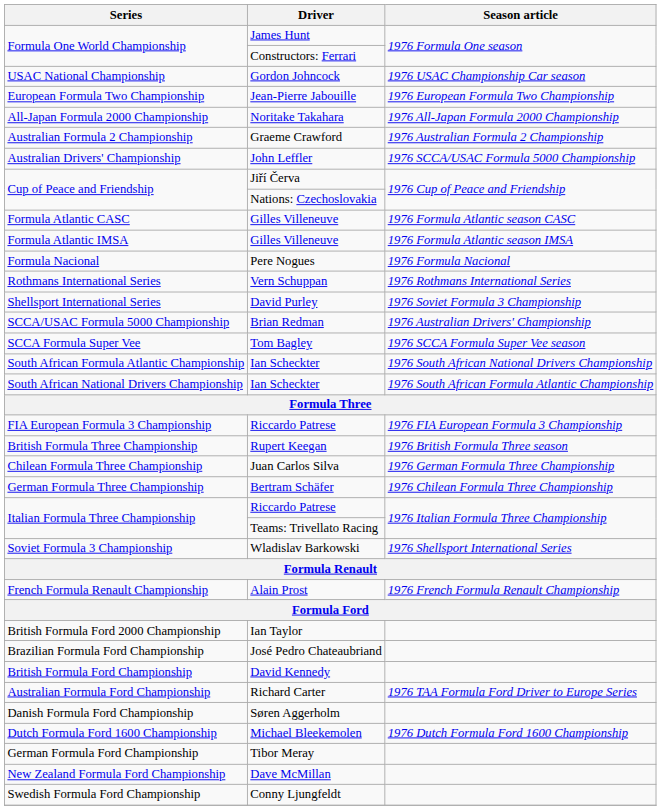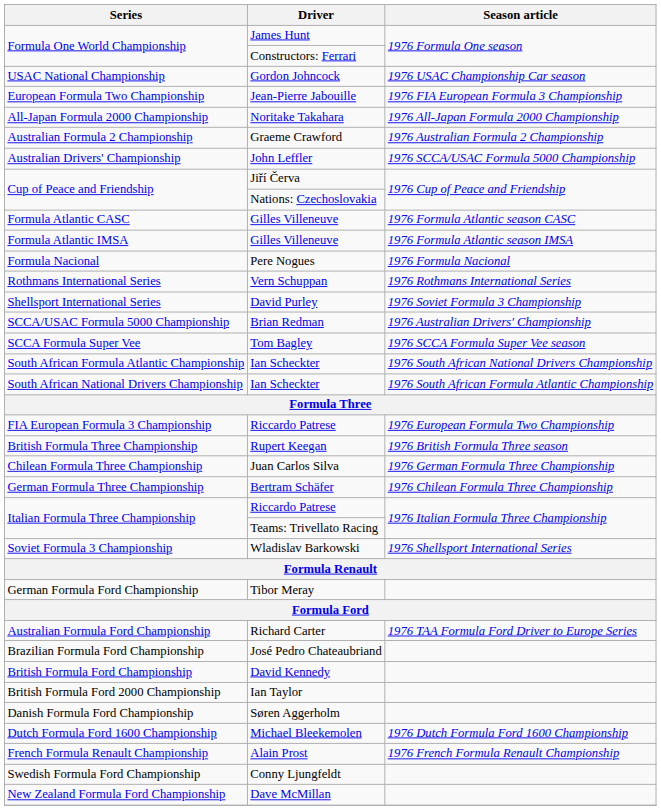(501, 96) 1976 European Formula Two Championship -> (505, 96) 1976 FIA European Formula 3 Championship
(505, 425) 1976 FIA European Formula 3 Championship -> (501, 425) 1976 European Formula Two Championship
rows swapped: (108, 589) <-> (103, 753)
rows swapped: (109, 692) <-> (114, 630)
rows swapped: (116, 774) <-> (104, 794)
